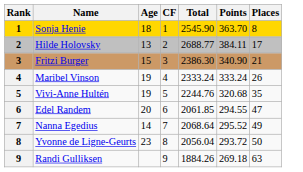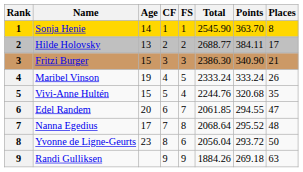+ column: (187, 12)
(146, 28) 18 -> (146, 28) 14
(146, 93) 19 -> (146, 93) 15
(146, 126) 14 -> (146, 126) 17
(257, 126) 49 -> (274, 126) 48
